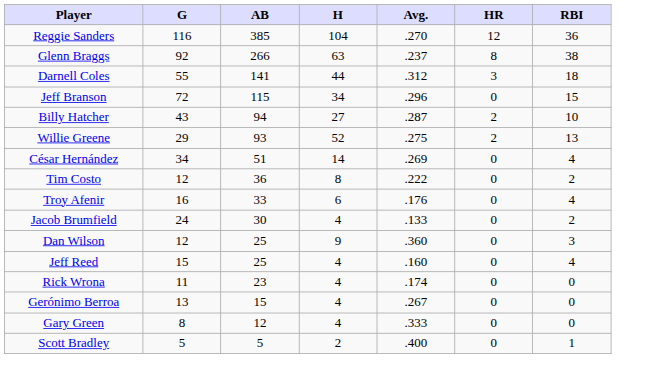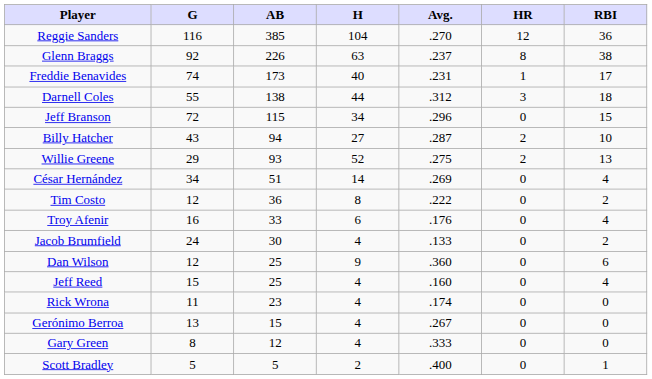(260, 55) 266 -> (275, 55) 226
+ row: (78, 76)
(260, 76) 141 -> (275, 96) 138
(572, 240) 3 -> (606, 261) 6
